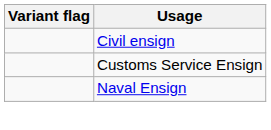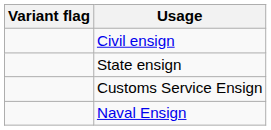+ row: (139, 64)
